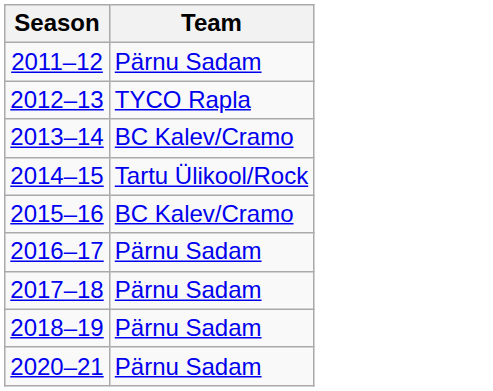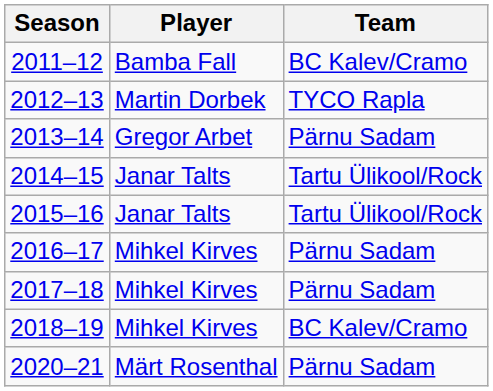+ column: (196, 23)
(188, 61) Pärnu Sadam -> (378, 61) BC Kalev/Cramo
(204, 137) BC Kalev/Cramo -> (362, 137) Pärnu Sadam
(204, 213) BC Kalev/Cramo -> (385, 213) Tartu Ülikool/Rock
(188, 328) Pärnu Sadam -> (378, 328) BC Kalev/Cramo
